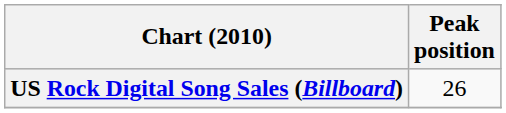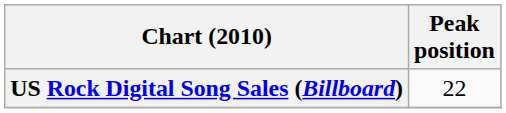(454, 88) 26 -> (454, 88) 22
